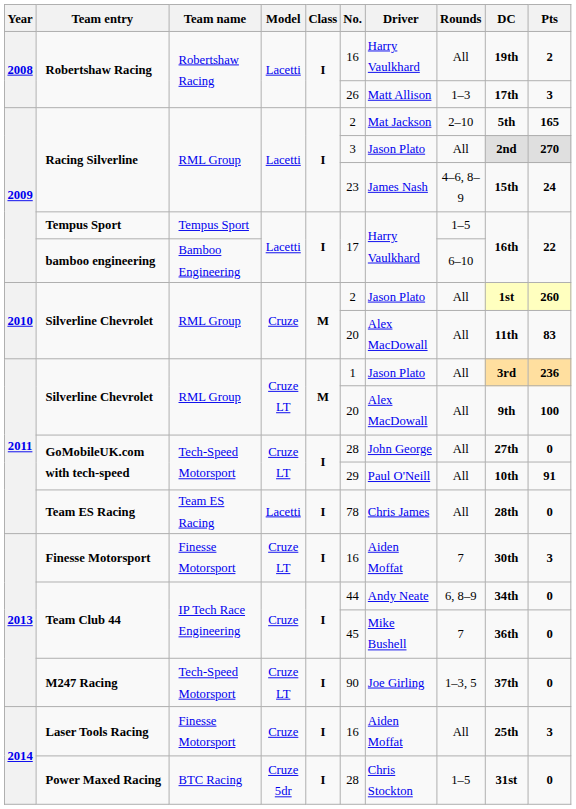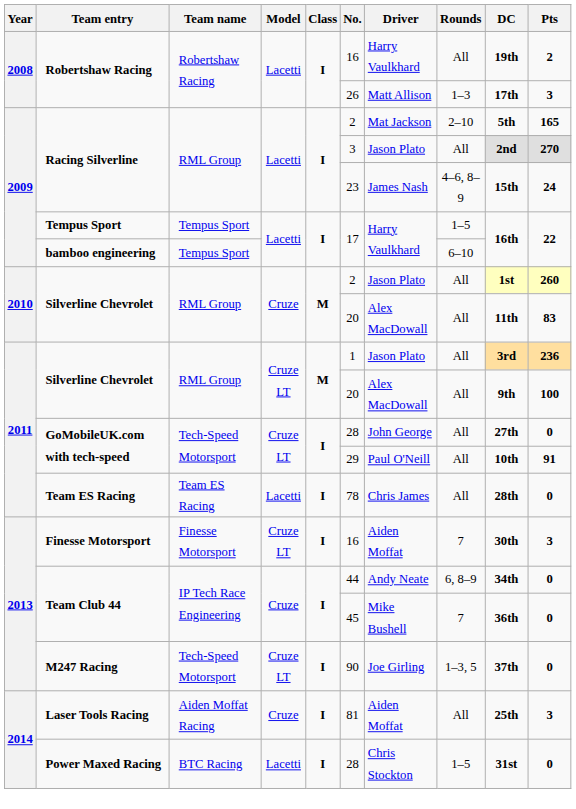(209, 260) Bamboo Engineering -> (214, 252) Tempus Sport
(207, 731) Finesse Motorsport -> (213, 715) Aiden Moffat Racing
(353, 731) 16 -> (352, 715) 81
(283, 780) Cruze 5dr -> (283, 763) Lacetti
